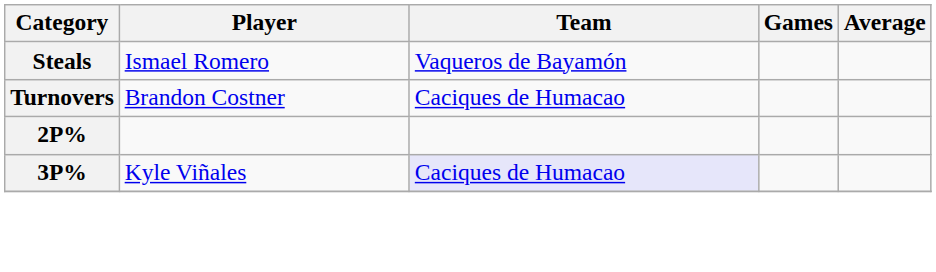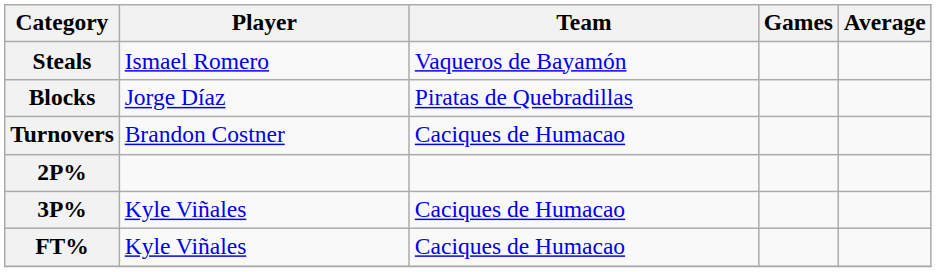+ row: (62, 97)
(520, 172) lavender background -> (520, 209) no background
+ row: (62, 246)
